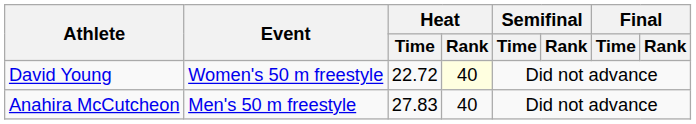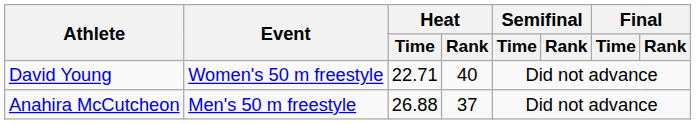(415, 76) 22.72 -> (415, 76) 22.71
(467, 76) lightyellow background -> (467, 76) no background
(415, 105) 27.83 -> (415, 105) 26.88
(467, 105) 40 -> (467, 105) 37
